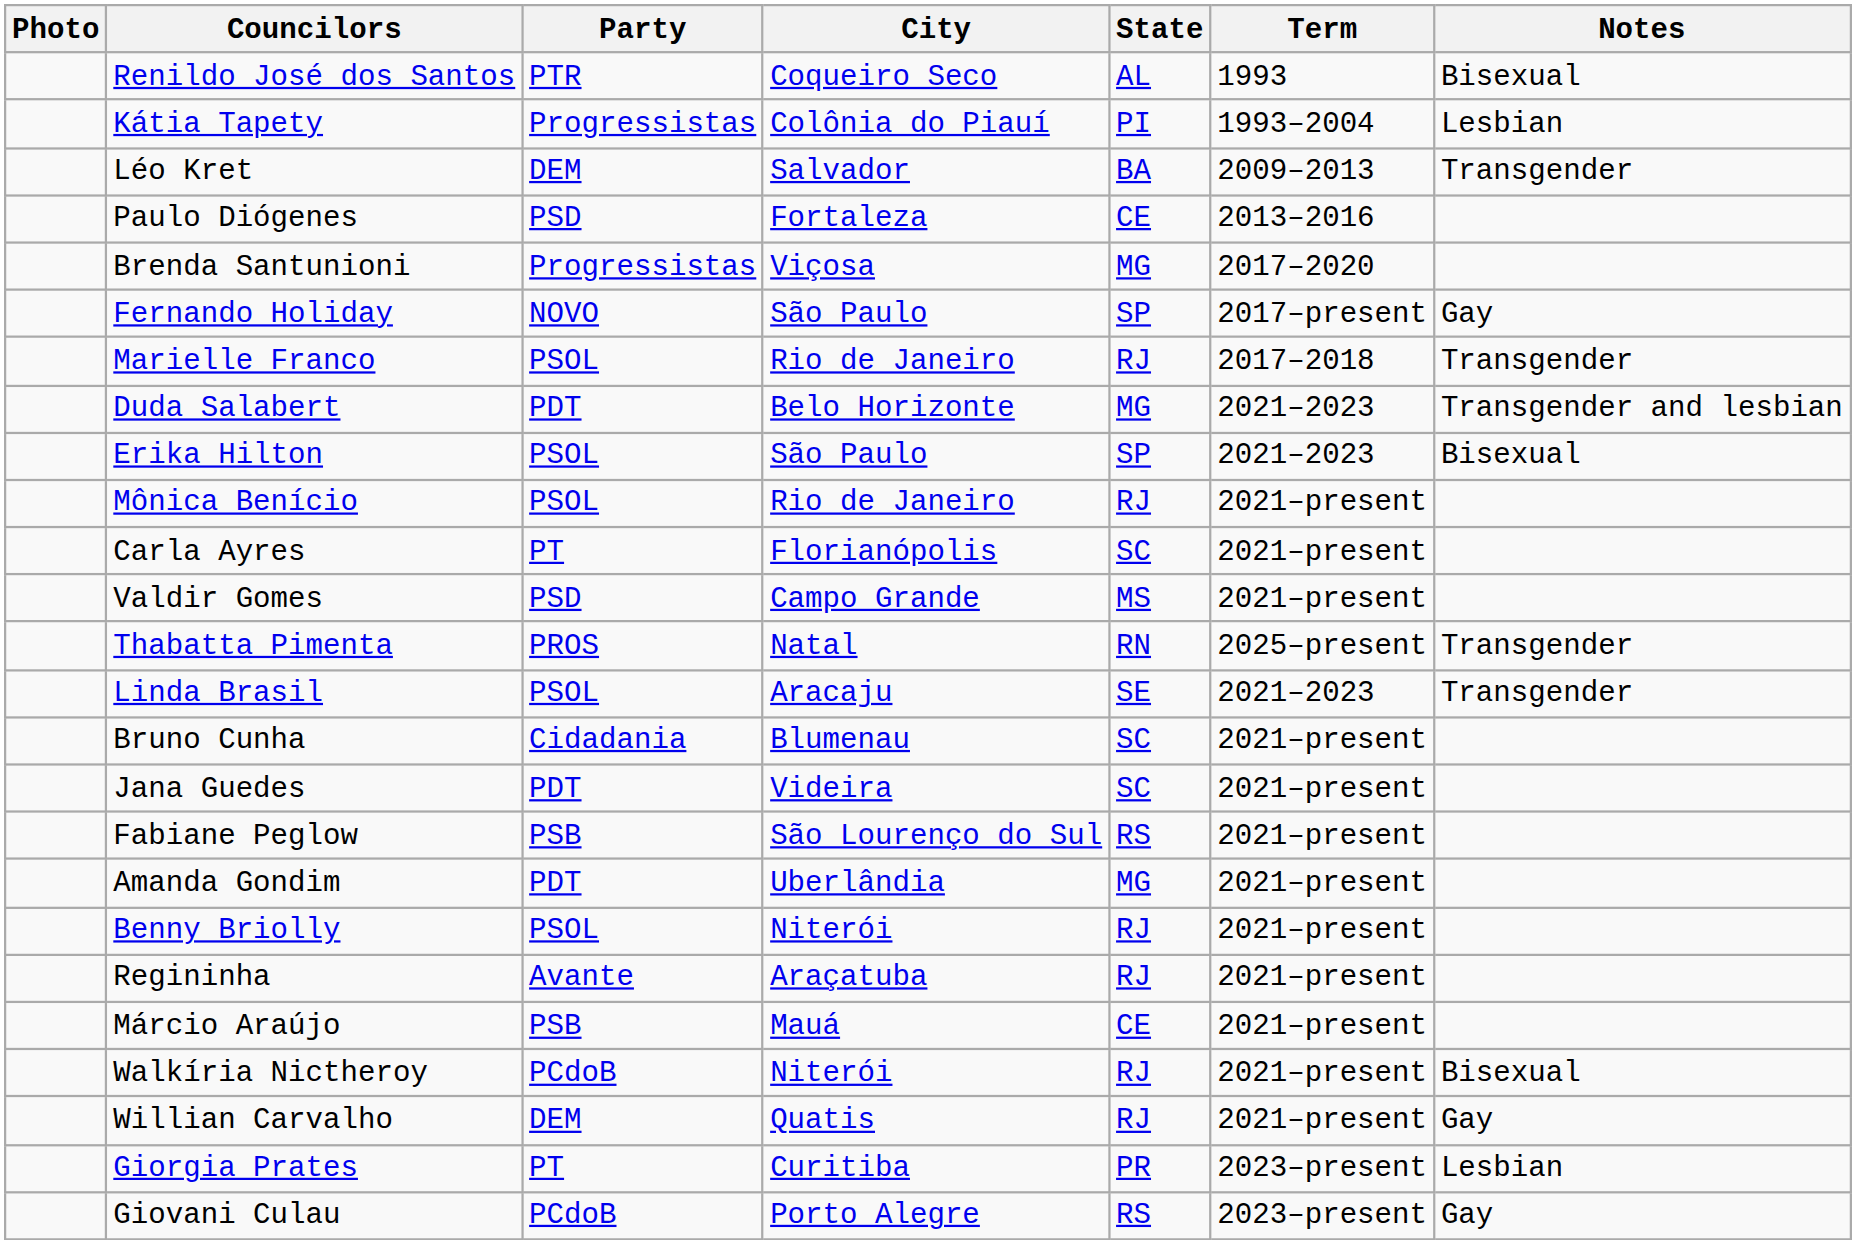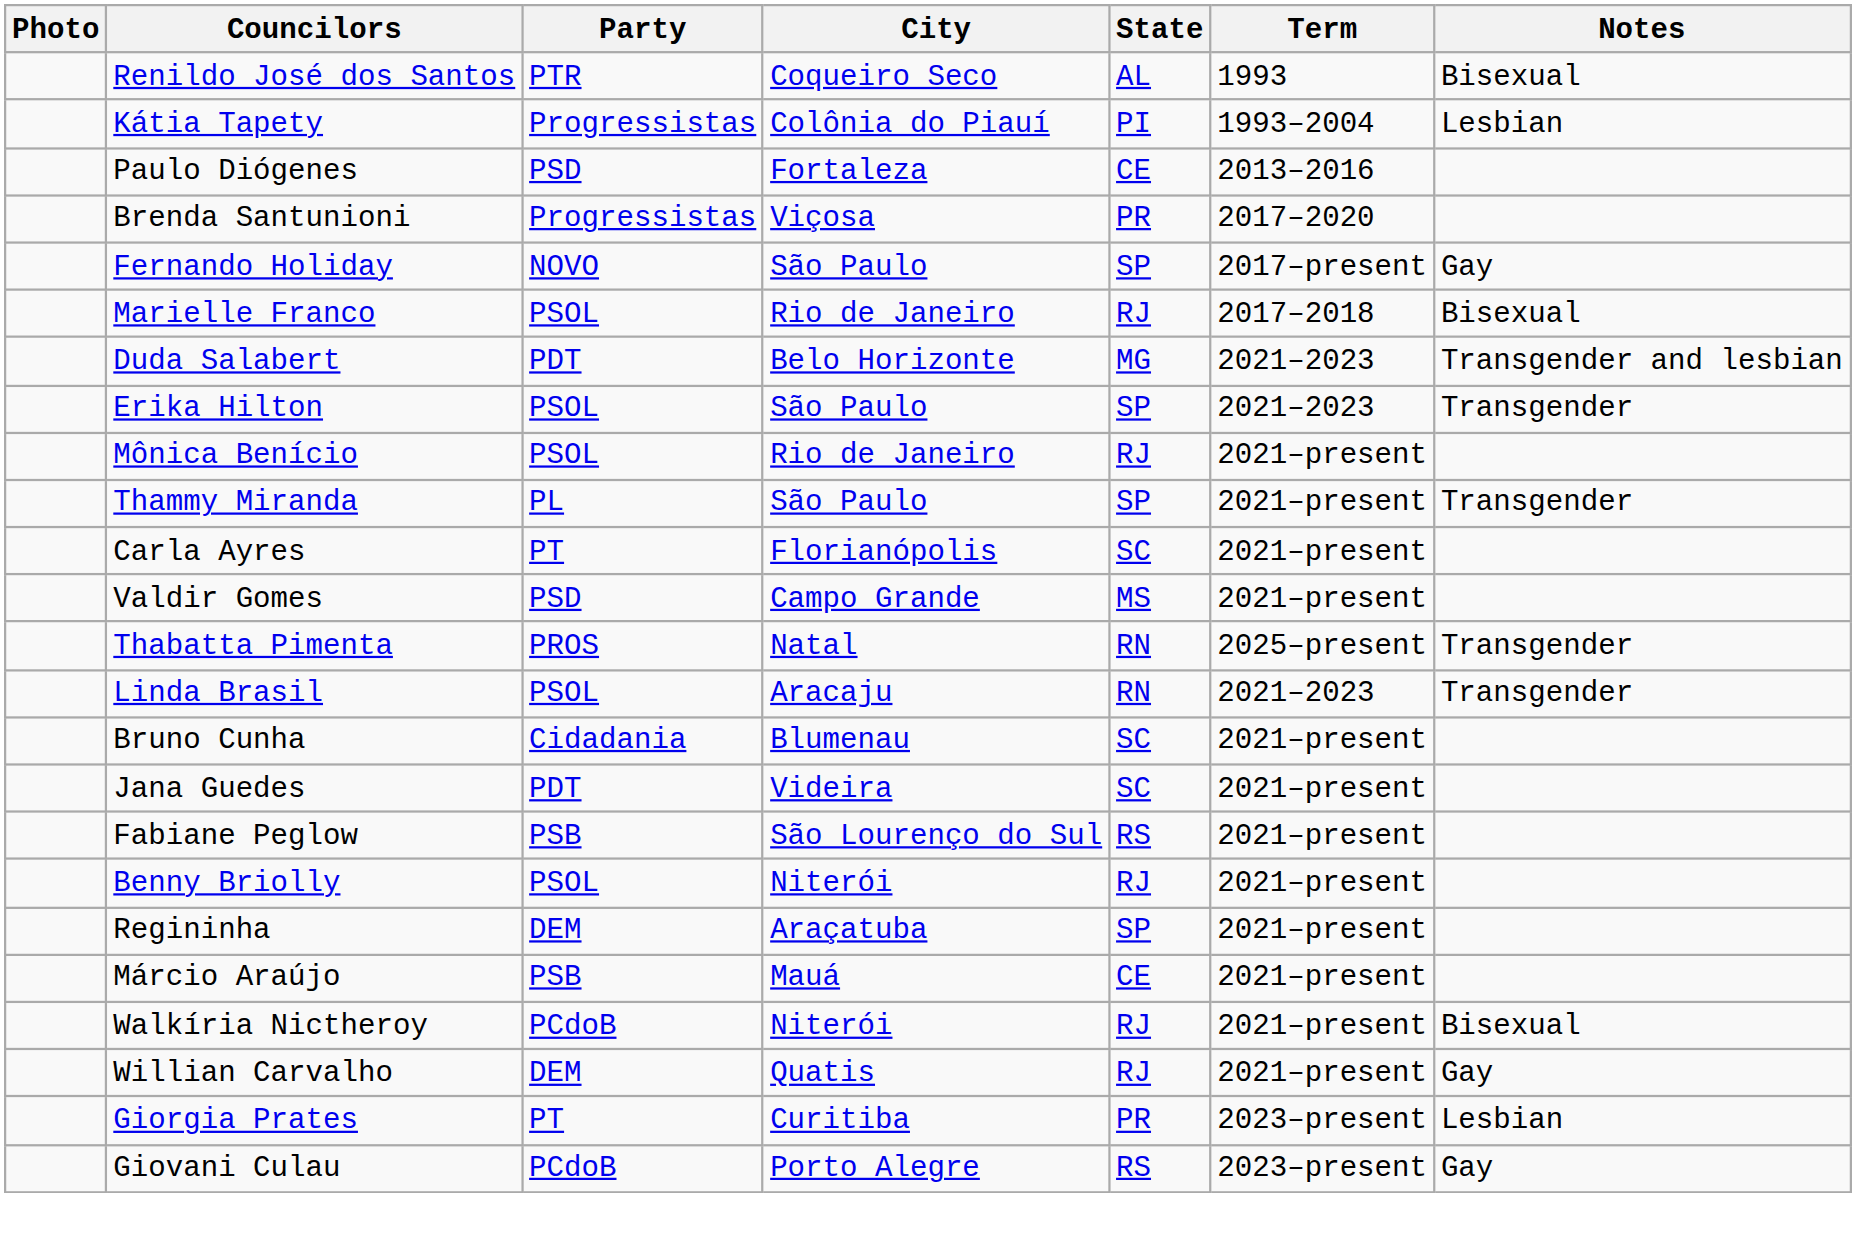- row: (183, 171)
(1134, 266) MG -> (1134, 219) PR
(1537, 361) Transgender -> (1511, 314) Bisexual
(1511, 456) Bisexual -> (1537, 409) Transgender
+ row: (236, 503)
(1134, 693) SE -> (1134, 693) RN
- row: (227, 883)
(582, 978) Avante -> (555, 931) DEM
(1134, 978) RJ -> (1134, 931) SP
